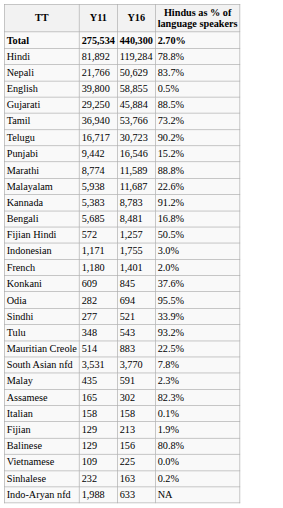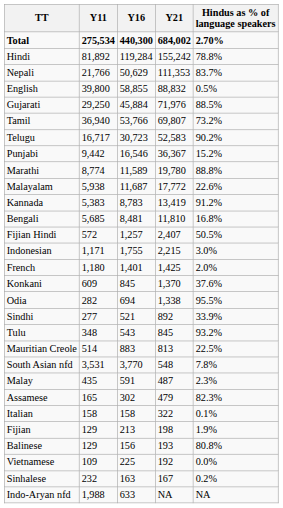+ column: (174, 18)
